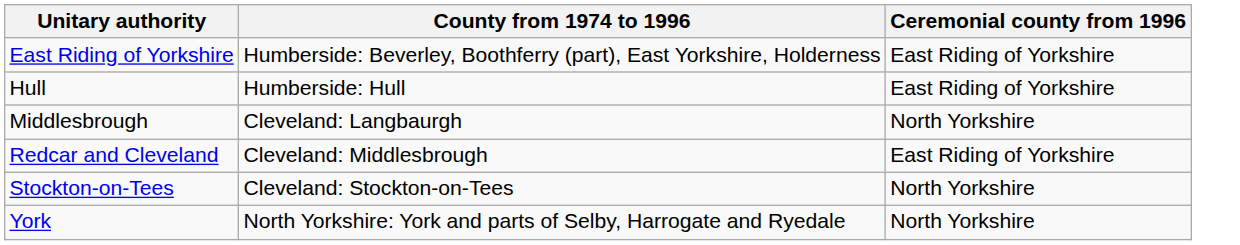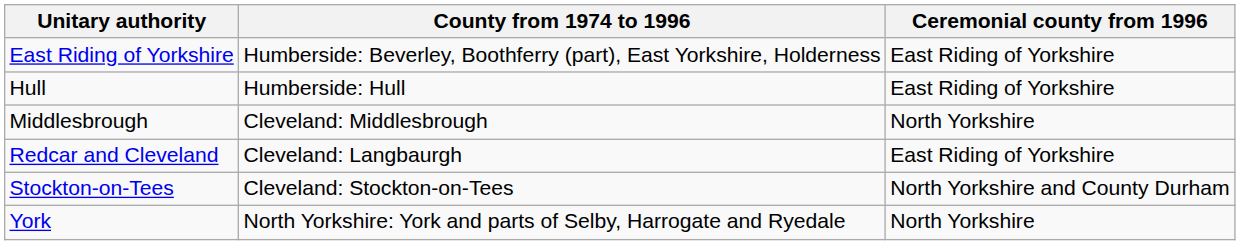(353, 121) Cleveland: Langbaurgh -> (366, 121) Cleveland: Middlesbrough
(366, 155) Cleveland: Middlesbrough -> (353, 155) Cleveland: Langbaurgh
(962, 188) North Yorkshire -> (1060, 188) North Yorkshire and County Durham
